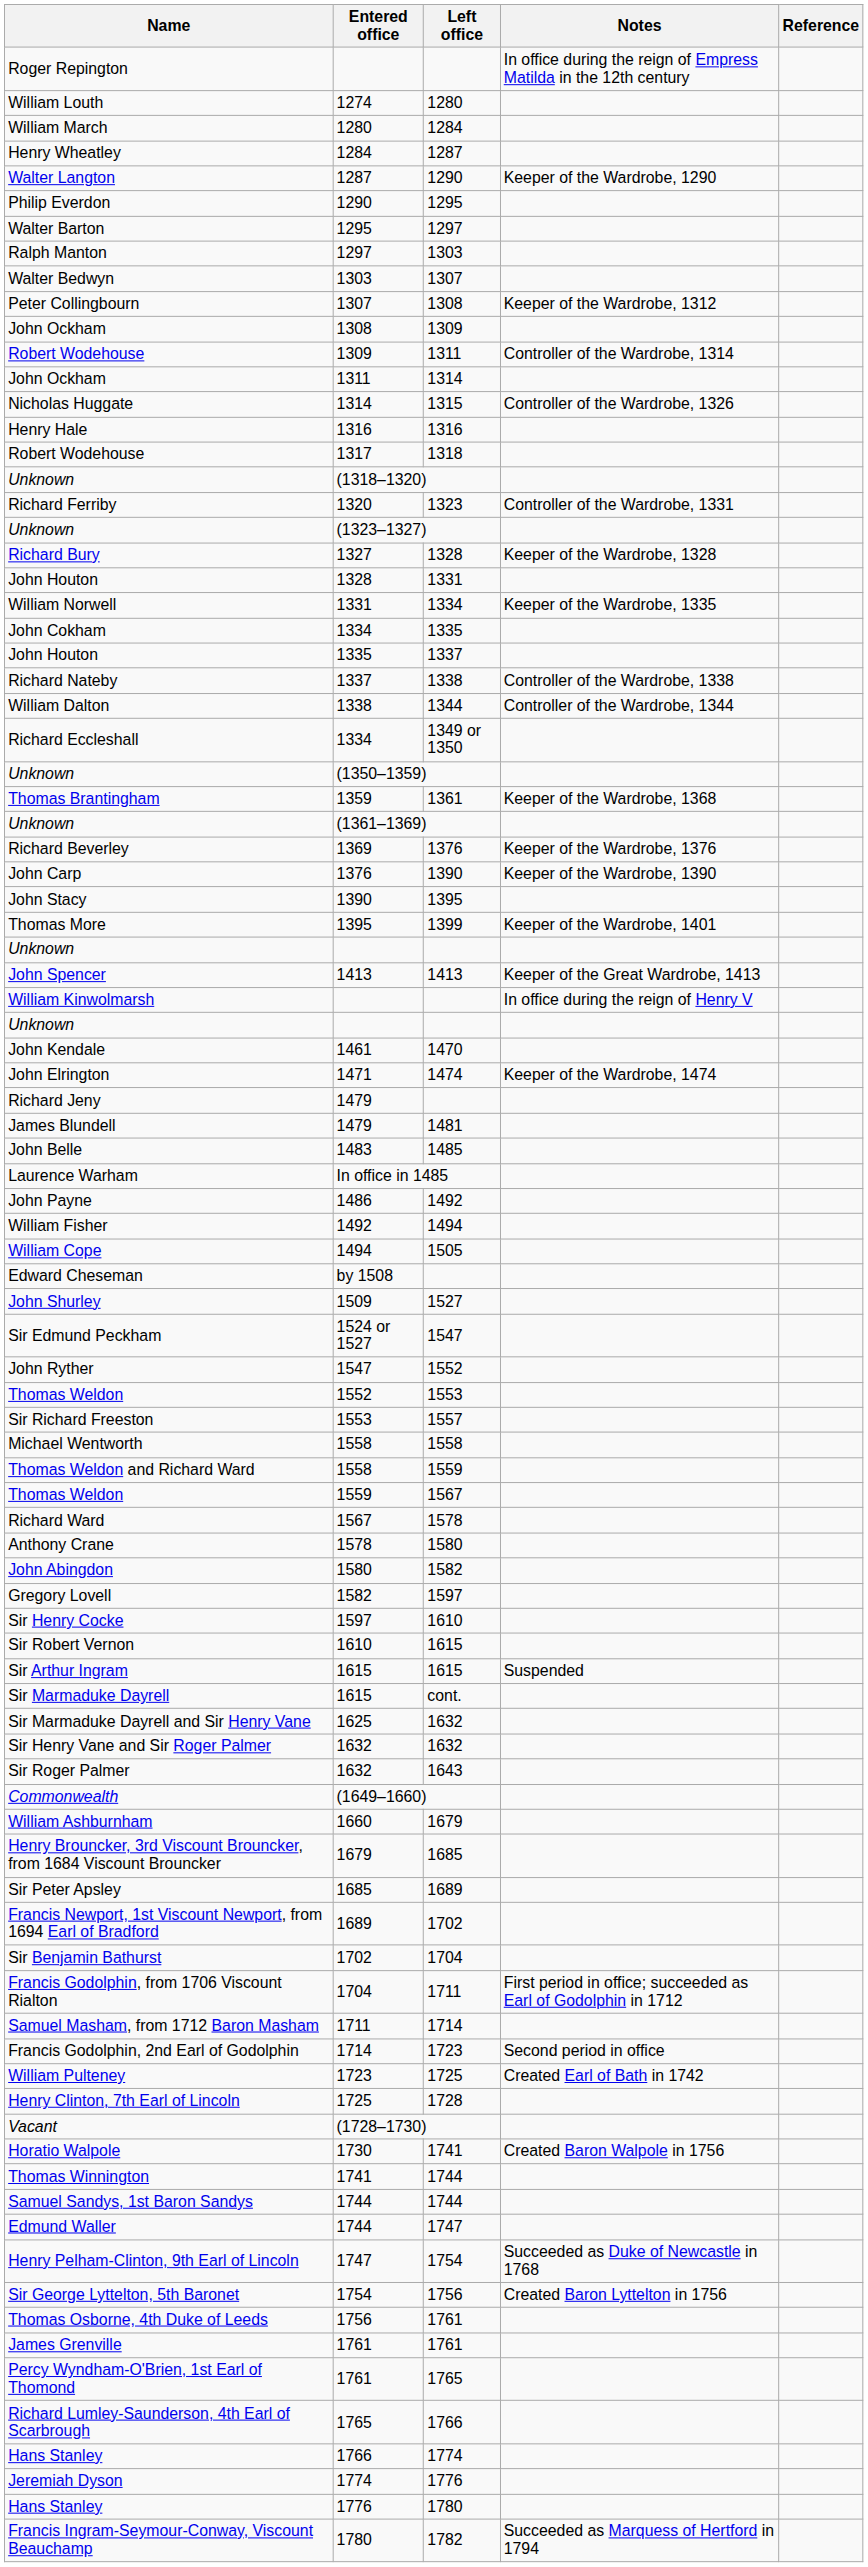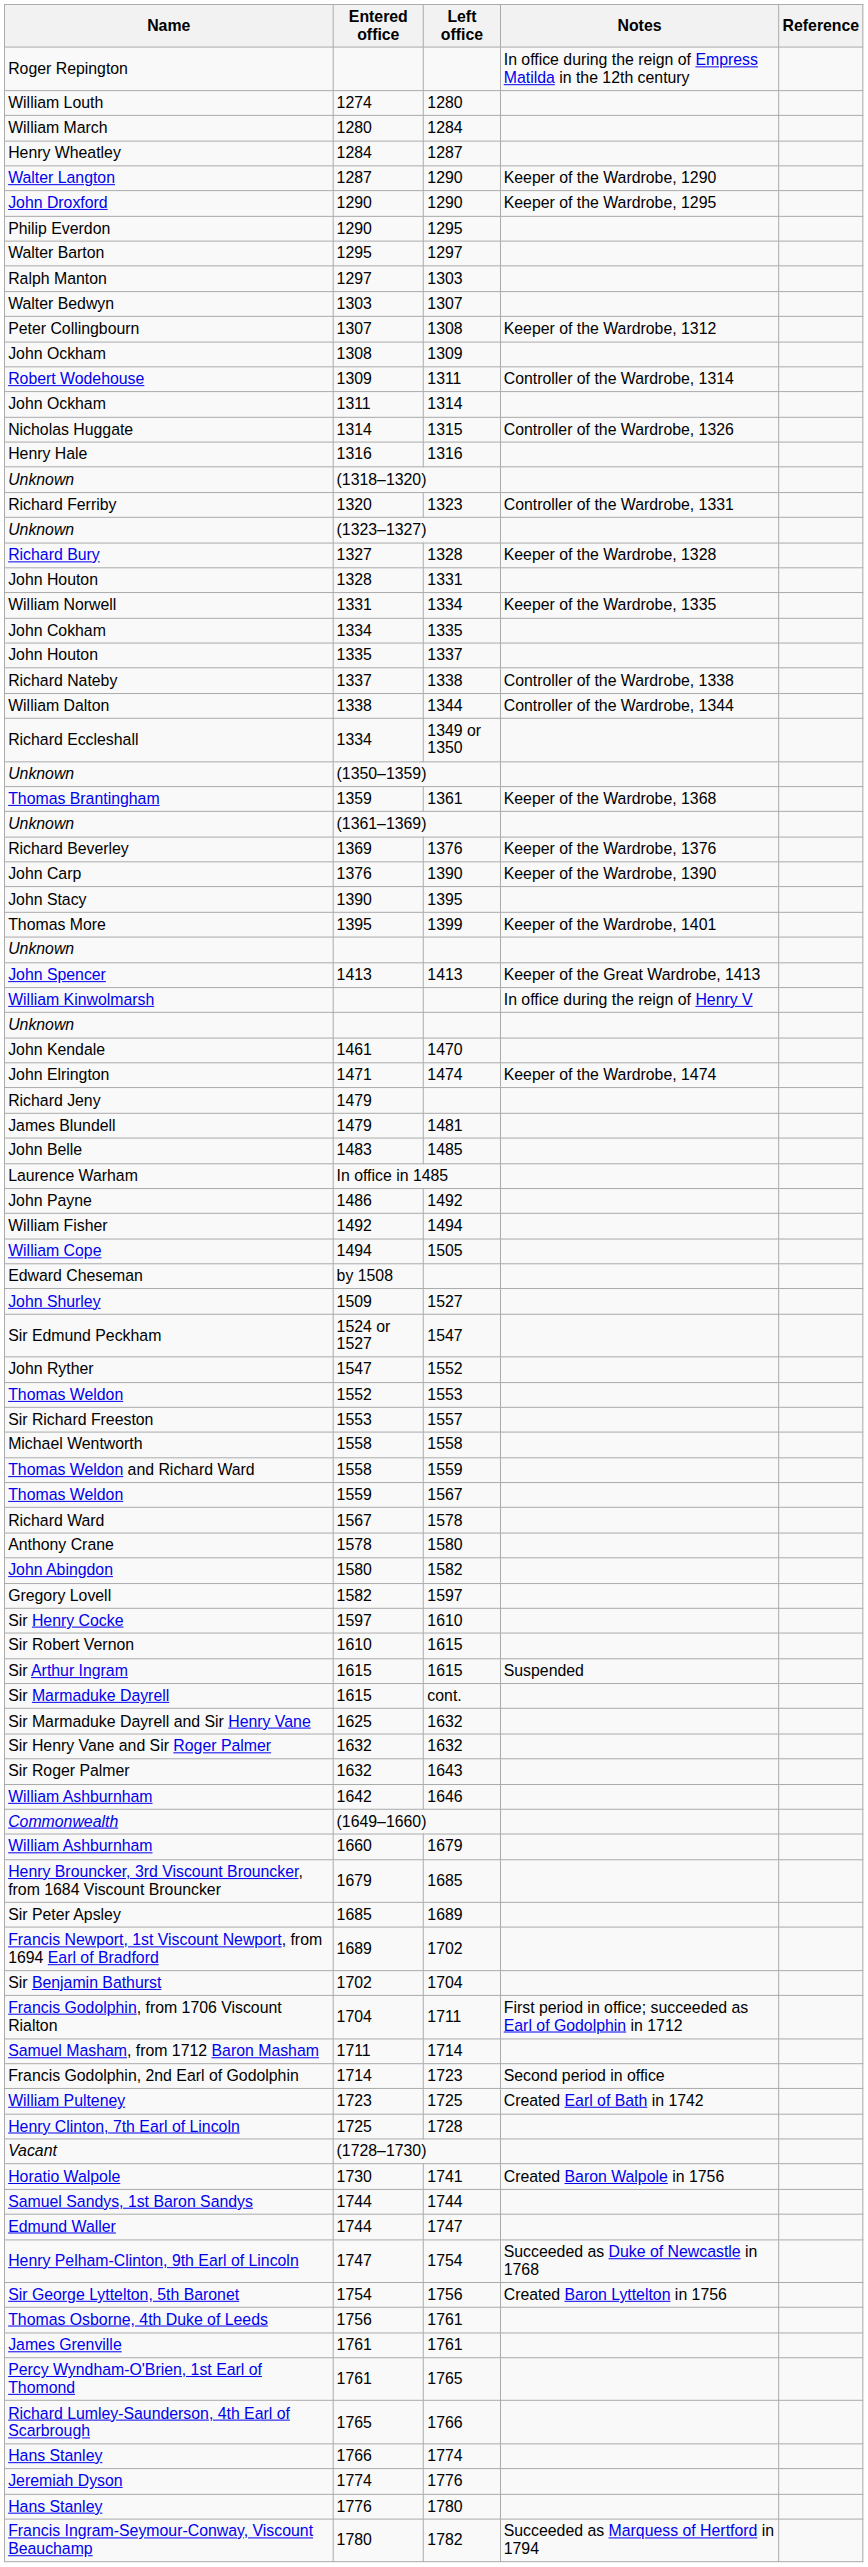+ row: (58, 203)
- row: (76, 454)
+ row: (80, 1796)
- row: (79, 2176)
